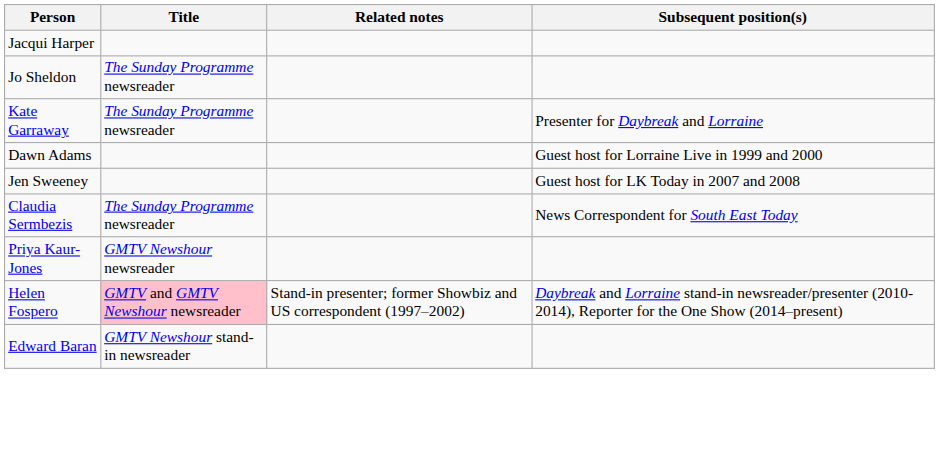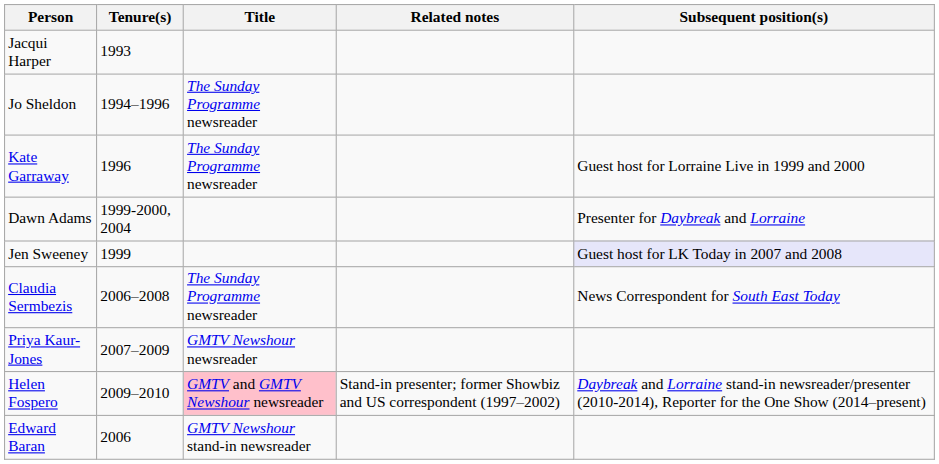+ column: (140, 17)
(649, 121) Presenter for Daybreak and Lorraine -> (721, 166) Guest host for Lorraine Live in 1999 and 2000
(679, 155) Guest host for Lorraine Live in 1999 and 2000 -> (691, 219) Presenter for Daybreak and Lorraine
(668, 181) no background -> (710, 253) lavender background
